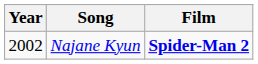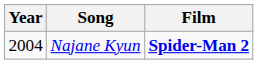(26, 45) 2002 -> (26, 45) 2004
